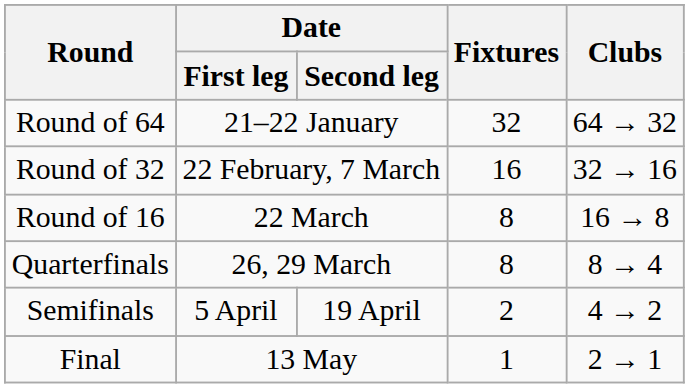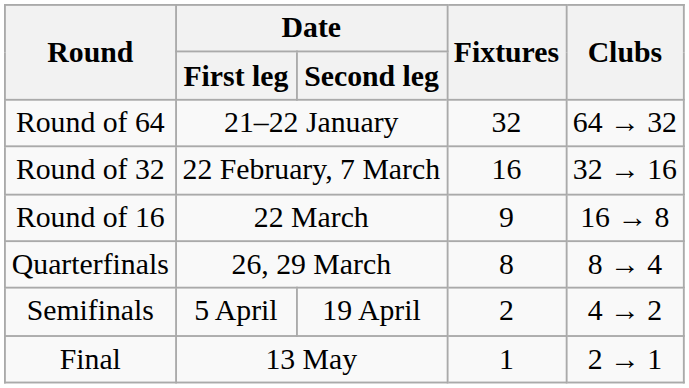(506, 216) 8 -> (506, 216) 9
